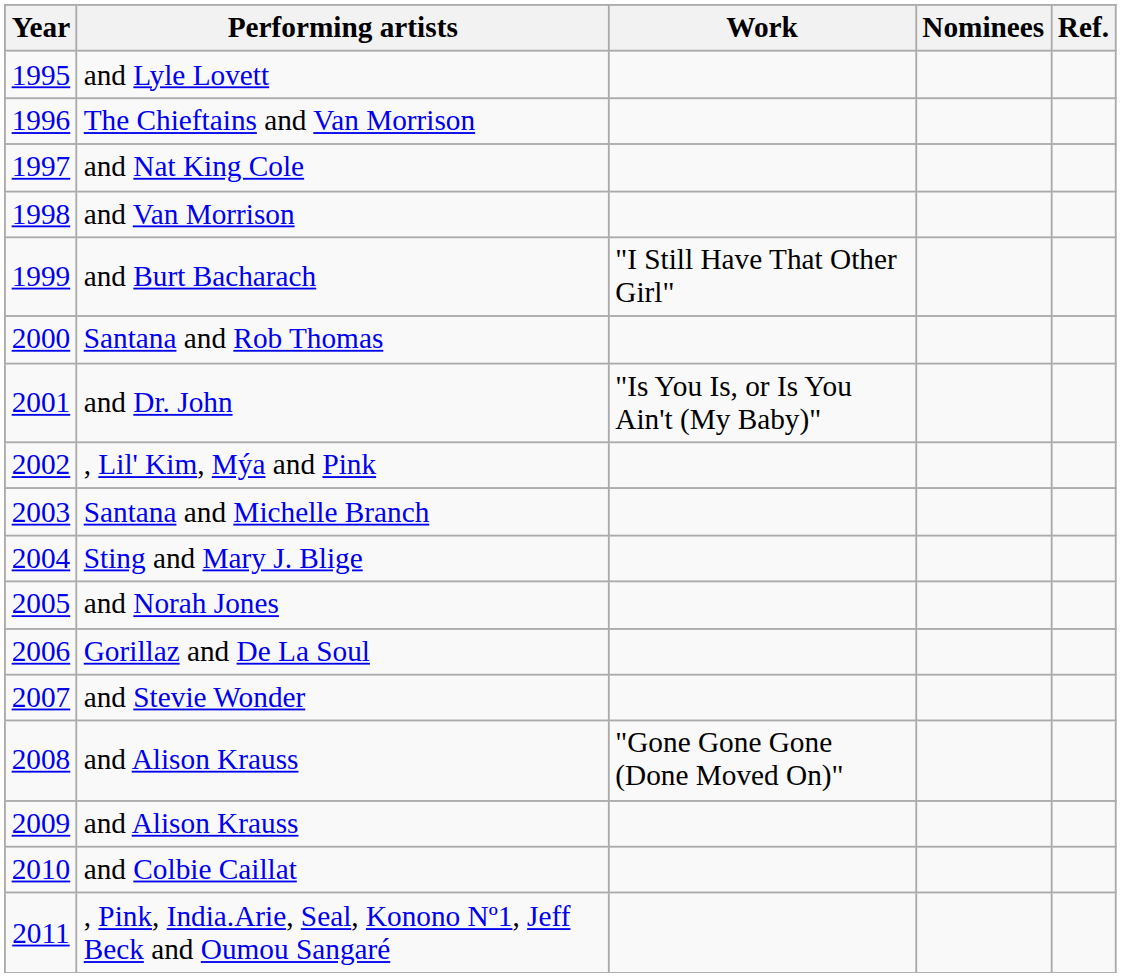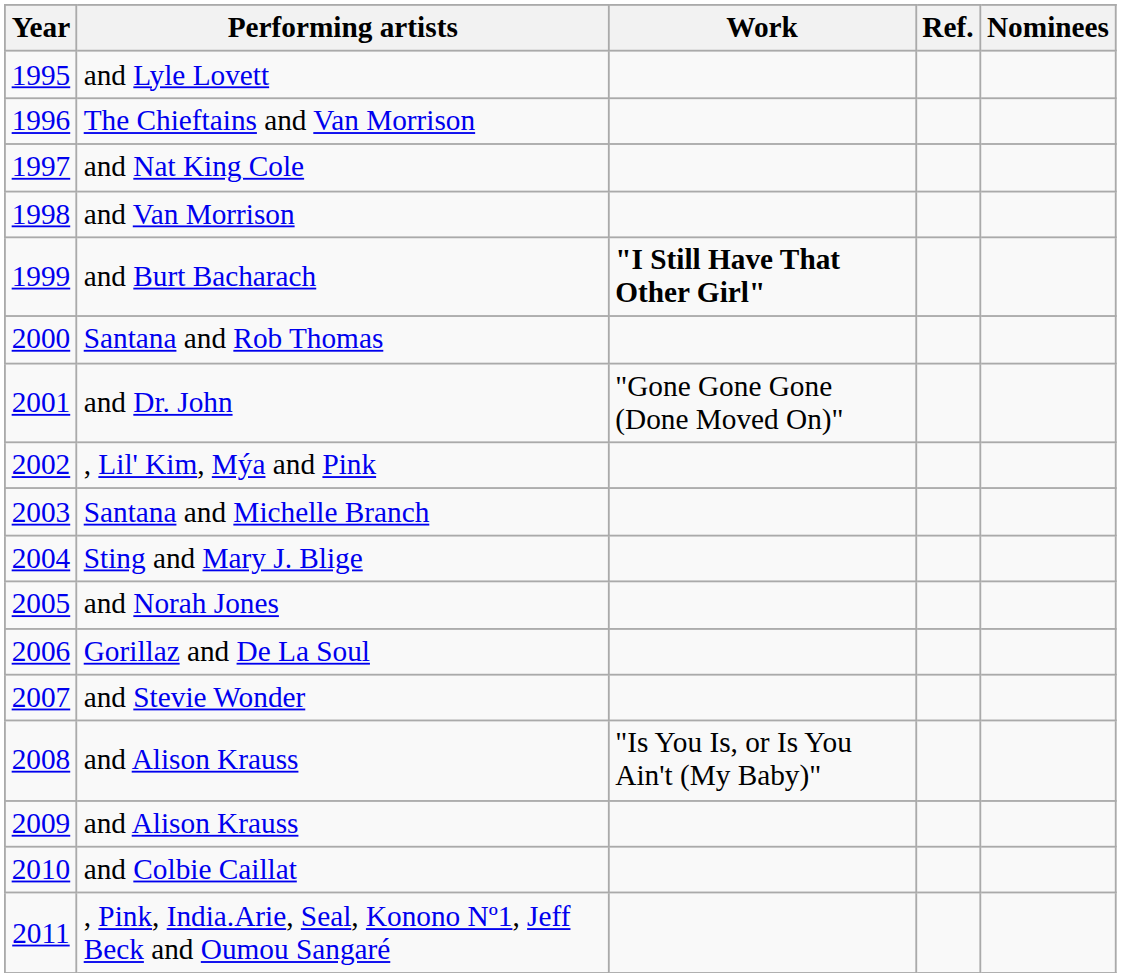columns swapped: (983, 27) <-> (1083, 27)
(756, 276) normal -> (728, 276) bold
(734, 402) "Is You Is, or Is You Ain't (My Baby)" -> (729, 402) "Gone Gone Gone (Done Moved On)"
(729, 760) "Gone Gone Gone (Done Moved On)" -> (734, 760) "Is You Is, or Is You Ain't (My Baby)"
